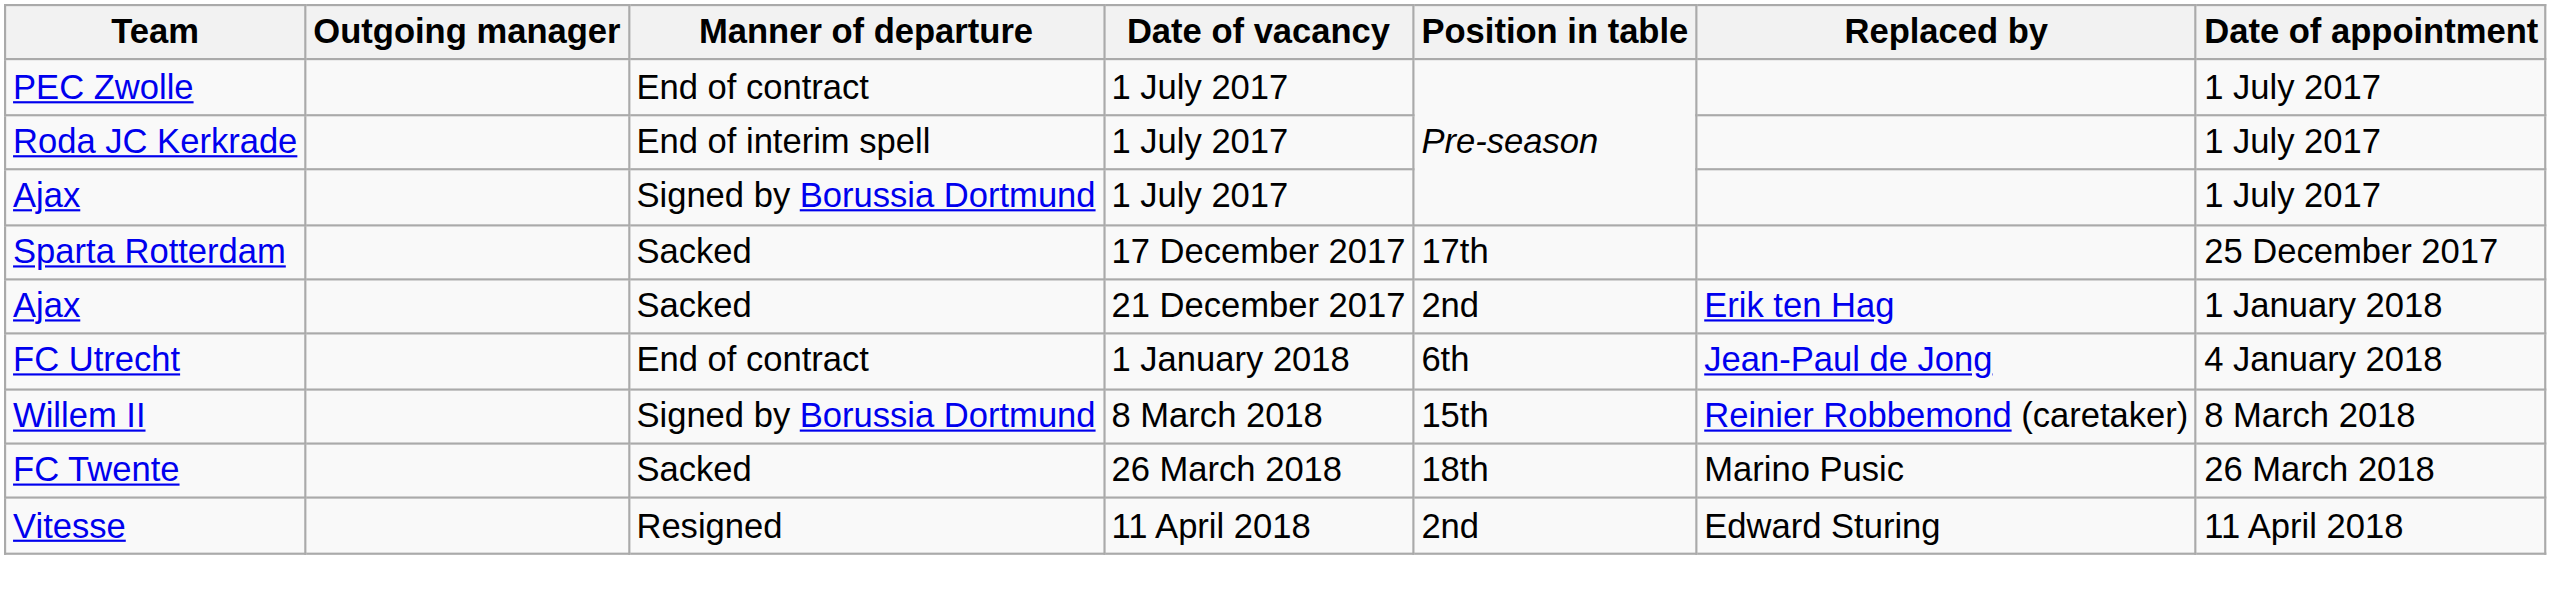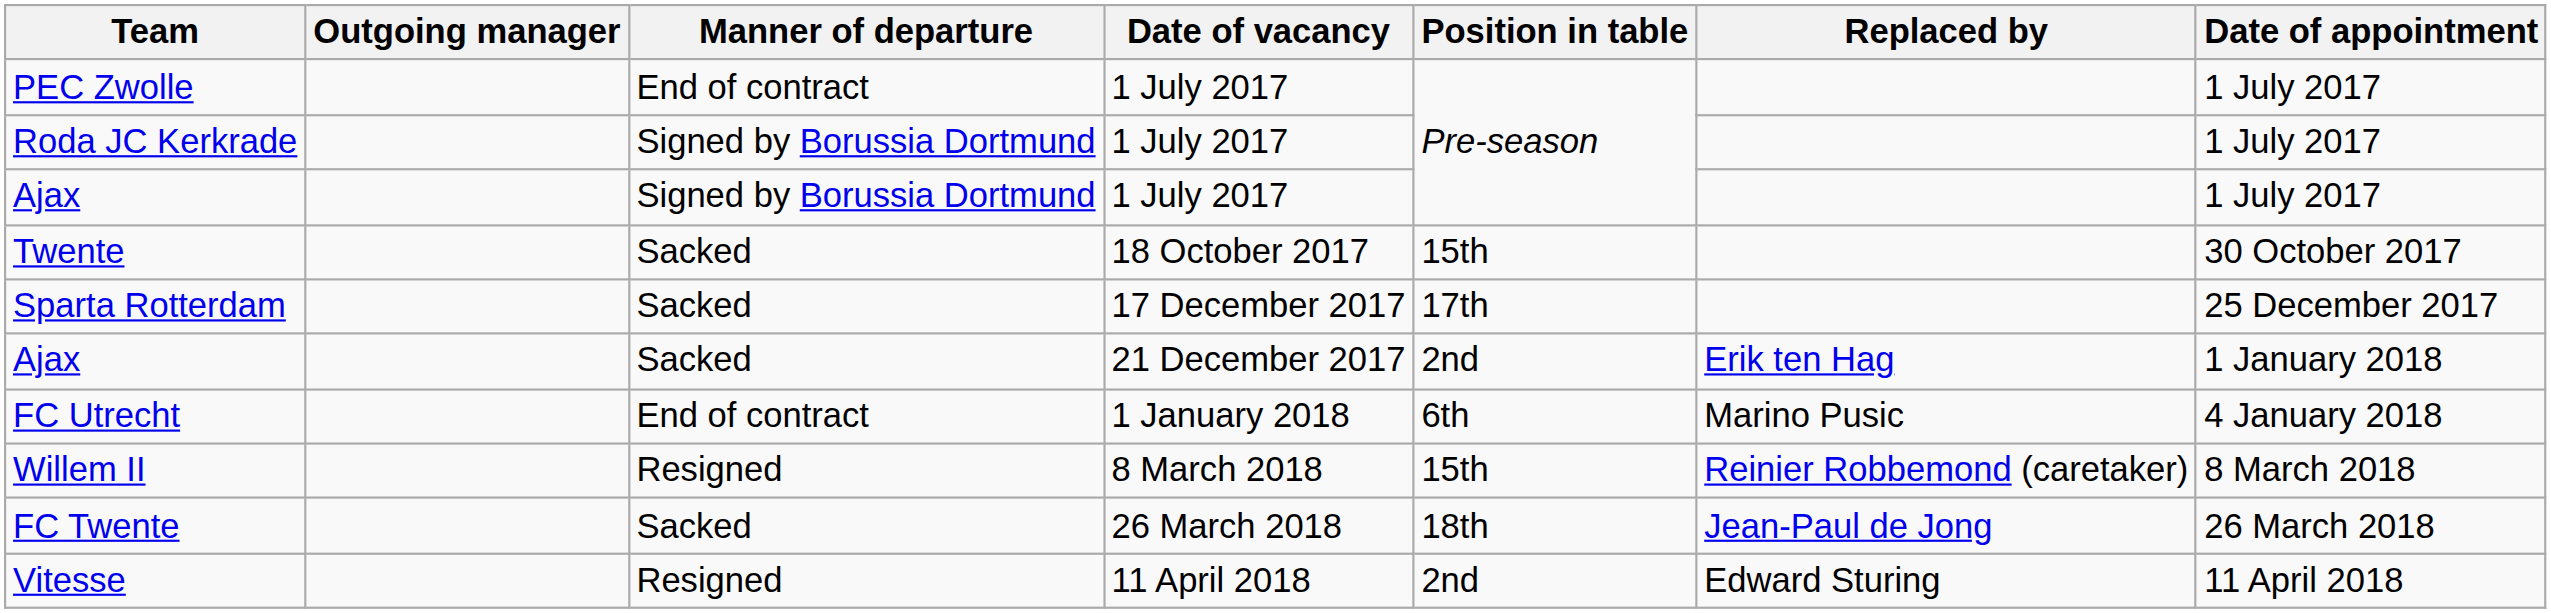(783, 141) End of interim spell -> (866, 141) Signed by Borussia Dortmund
+ row: (69, 251)
(1848, 360) Jean-Paul de Jong -> (1804, 415) Marino Pusic
(866, 415) Signed by Borussia Dortmund -> (709, 470) Resigned
(1804, 470) Marino Pusic -> (1848, 525) Jean-Paul de Jong
